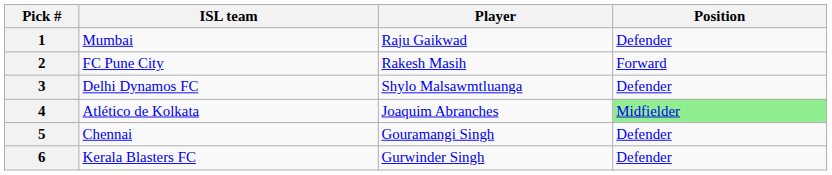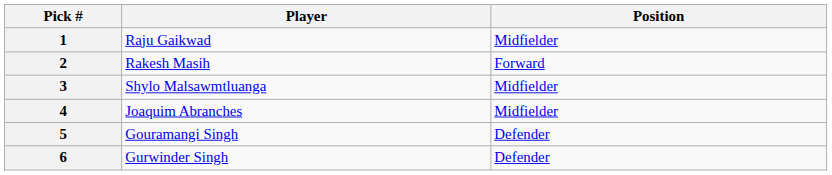- column: (229, 16)
(644, 39) Defender -> (526, 39) Midfielder
(644, 87) Defender -> (526, 87) Midfielder
(648, 110) lightgreen background -> (526, 110) no background
